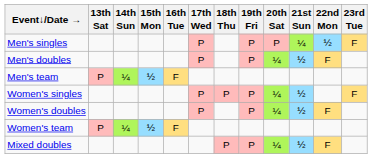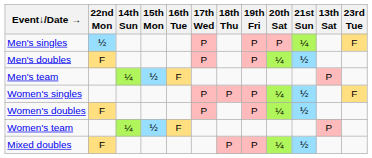columns swapped: (101, 19) <-> (328, 19)
